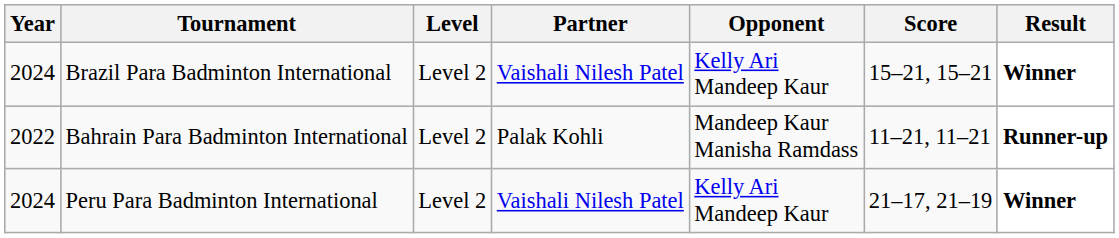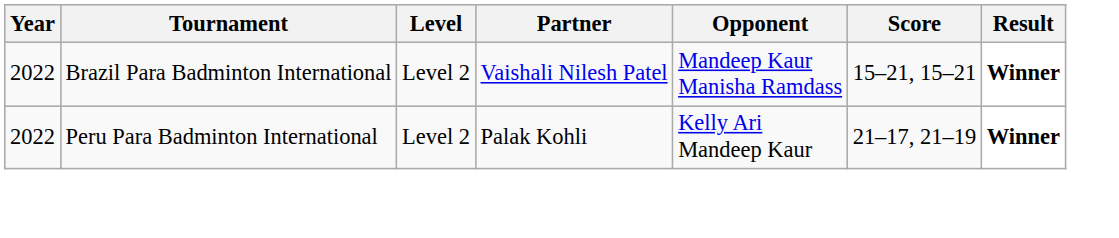(32, 73) 2024 -> (32, 73) 2022
(761, 73) Kelly Ari Mandeep Kaur -> (760, 73) Mandeep Kaur Manisha Ramdass
- row: (237, 137)
(32, 200) 2024 -> (32, 137) 2022
(590, 200) Vaishali Nilesh Patel -> (534, 137) Palak Kohli
